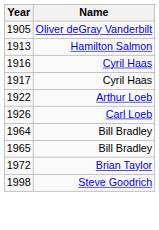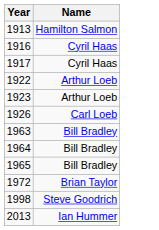- row: (19, 30)
+ row: (19, 98)
+ row: (19, 132)
+ row: (19, 217)
